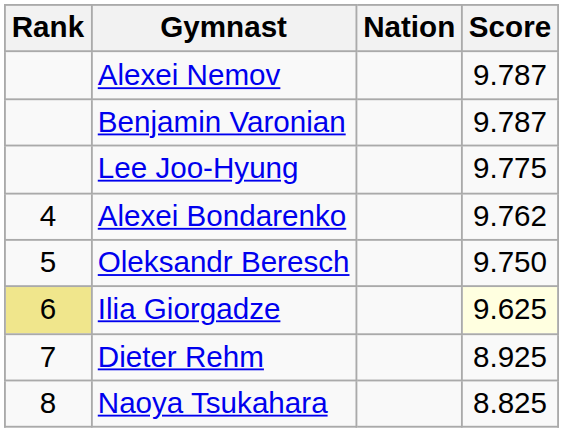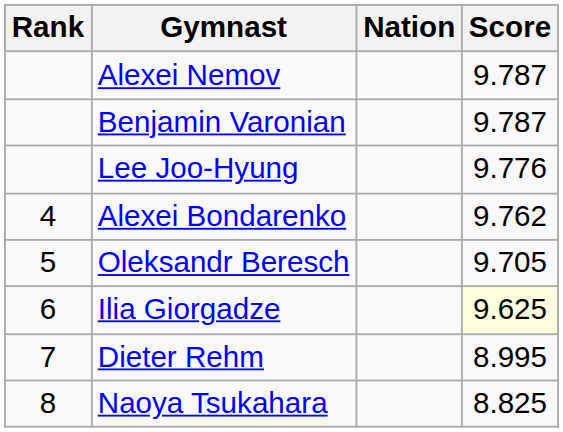(510, 168) 9.775 -> (510, 168) 9.776
(510, 262) 9.750 -> (510, 262) 9.705
(48, 309) khaki background -> (48, 309) no background
(510, 356) 8.925 -> (510, 356) 8.995
